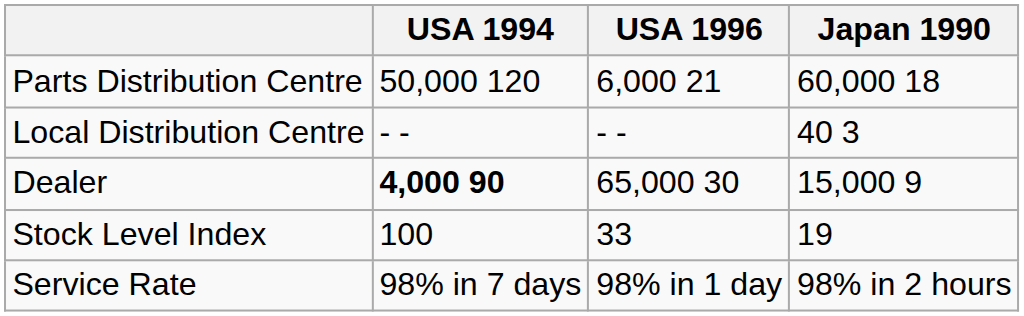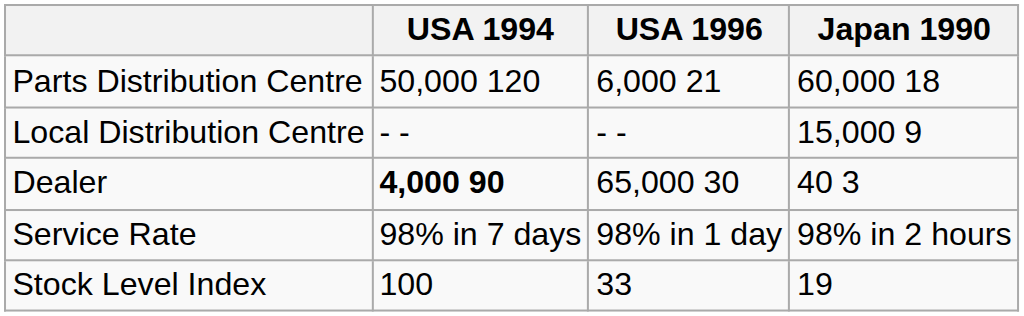(828, 132) 40 3 -> (860, 132) 15,000 9
(860, 183) 15,000 9 -> (828, 183) 40 3
rows swapped: (139, 234) <-> (104, 285)
